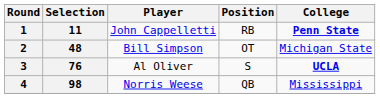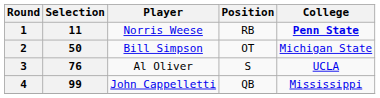(163, 31) John Cappelletti -> (163, 31) Norris Weese
(75, 49) 48 -> (75, 49) 50
(326, 67) bold -> (326, 67) normal
(75, 85) 98 -> (75, 85) 99
(163, 85) Norris Weese -> (163, 85) John Cappelletti
